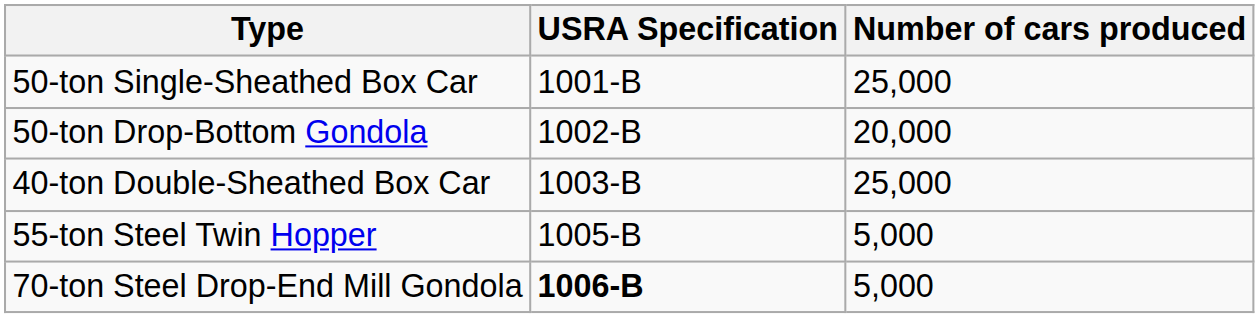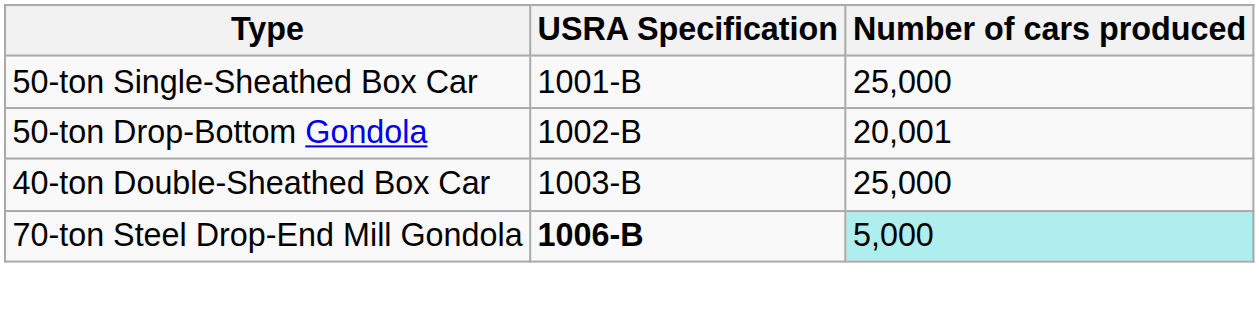(902, 132) 20,000 -> (902, 132) 20,001
- row: (195, 235)
(893, 286) no background -> (893, 235) paleturquoise background
